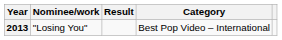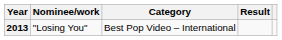columns swapped: (204, 12) <-> (119, 12)
